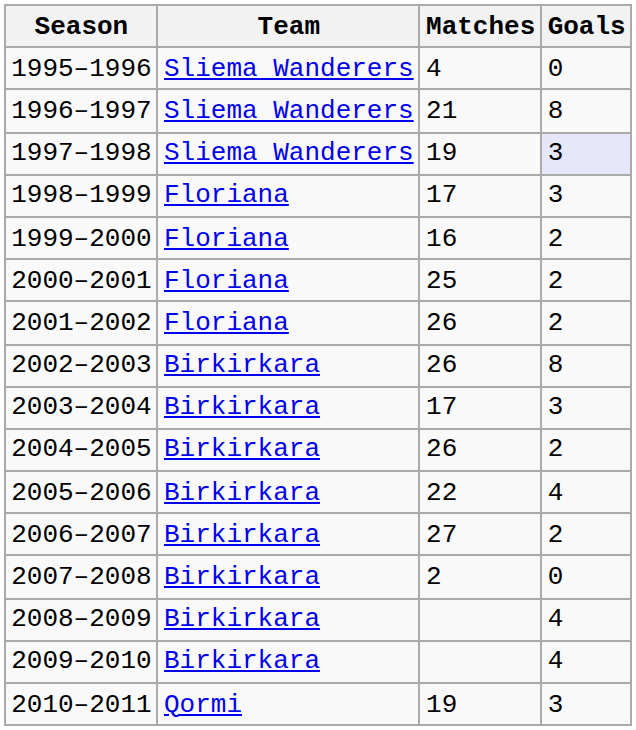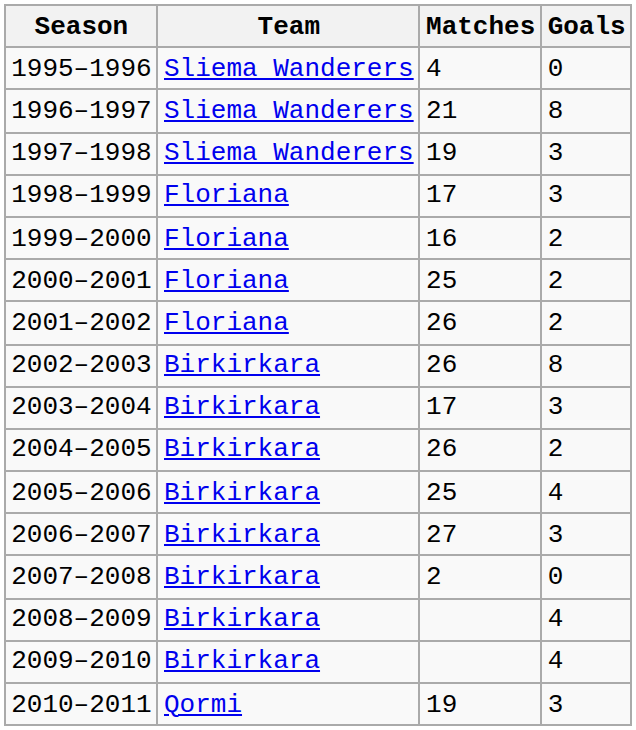(555, 153) lavender background -> (555, 153) no background
(442, 492) 22 -> (442, 492) 25
(555, 535) 2 -> (555, 535) 3
